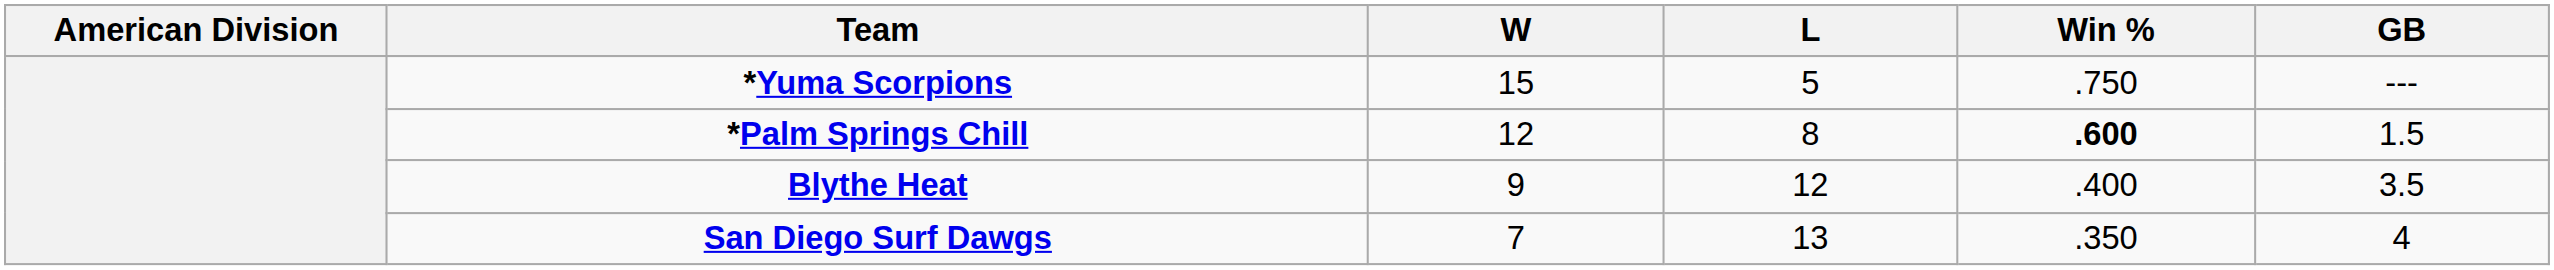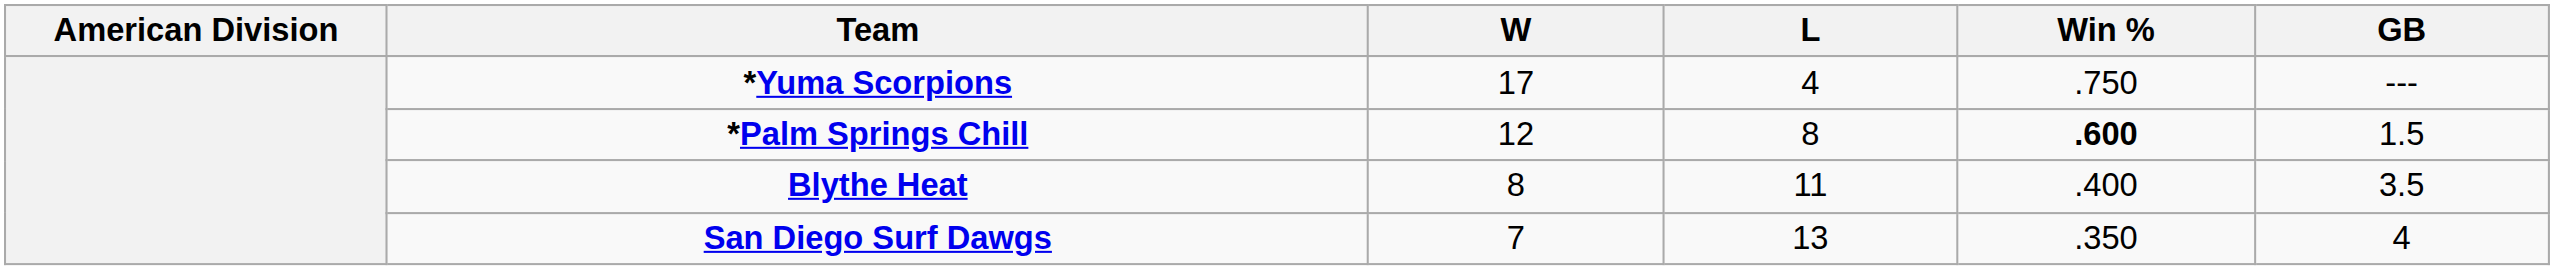(1516, 82) 15 -> (1516, 82) 17
(1810, 82) 5 -> (1810, 82) 4
(1516, 185) 9 -> (1516, 185) 8
(1810, 185) 12 -> (1810, 185) 11
